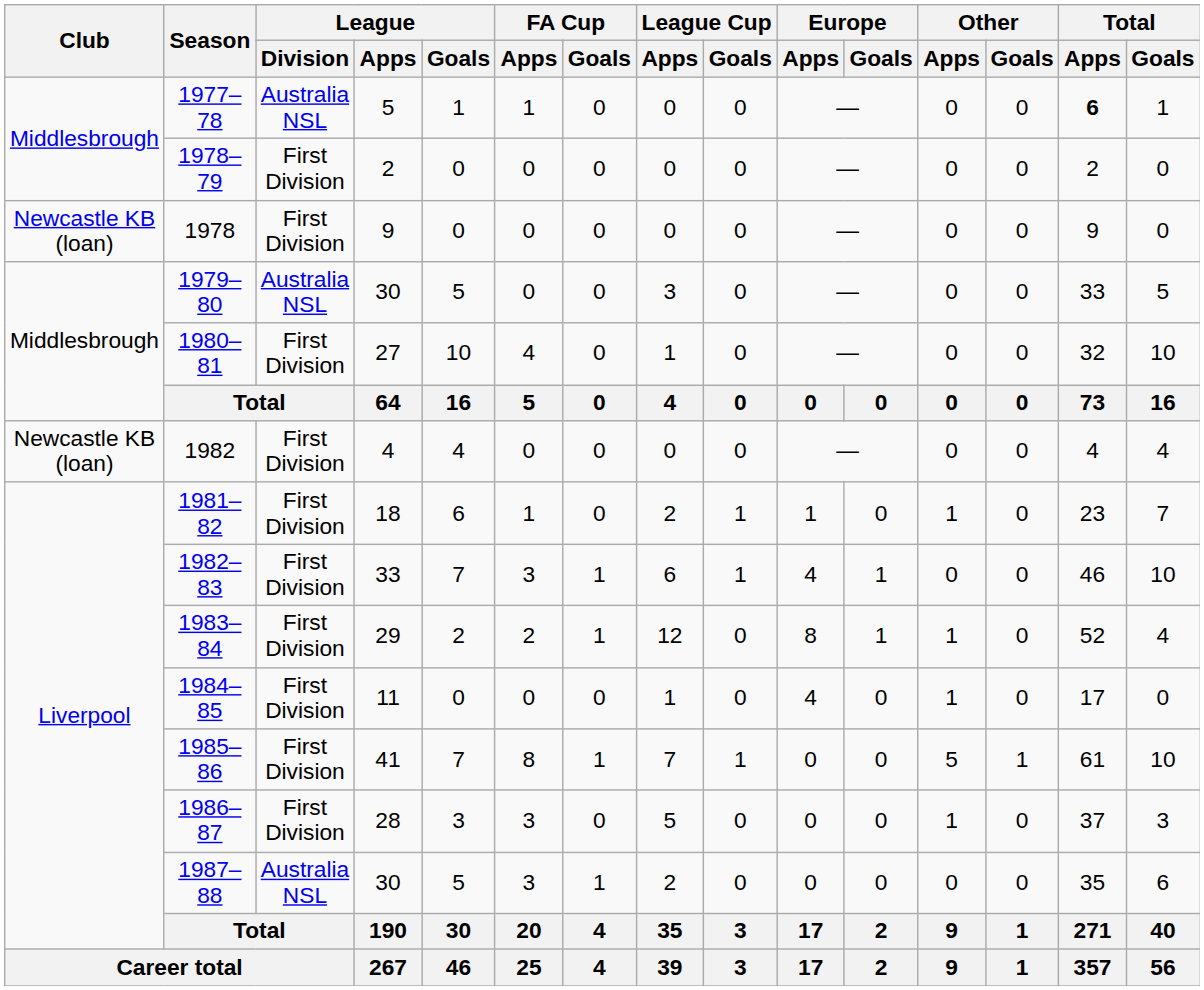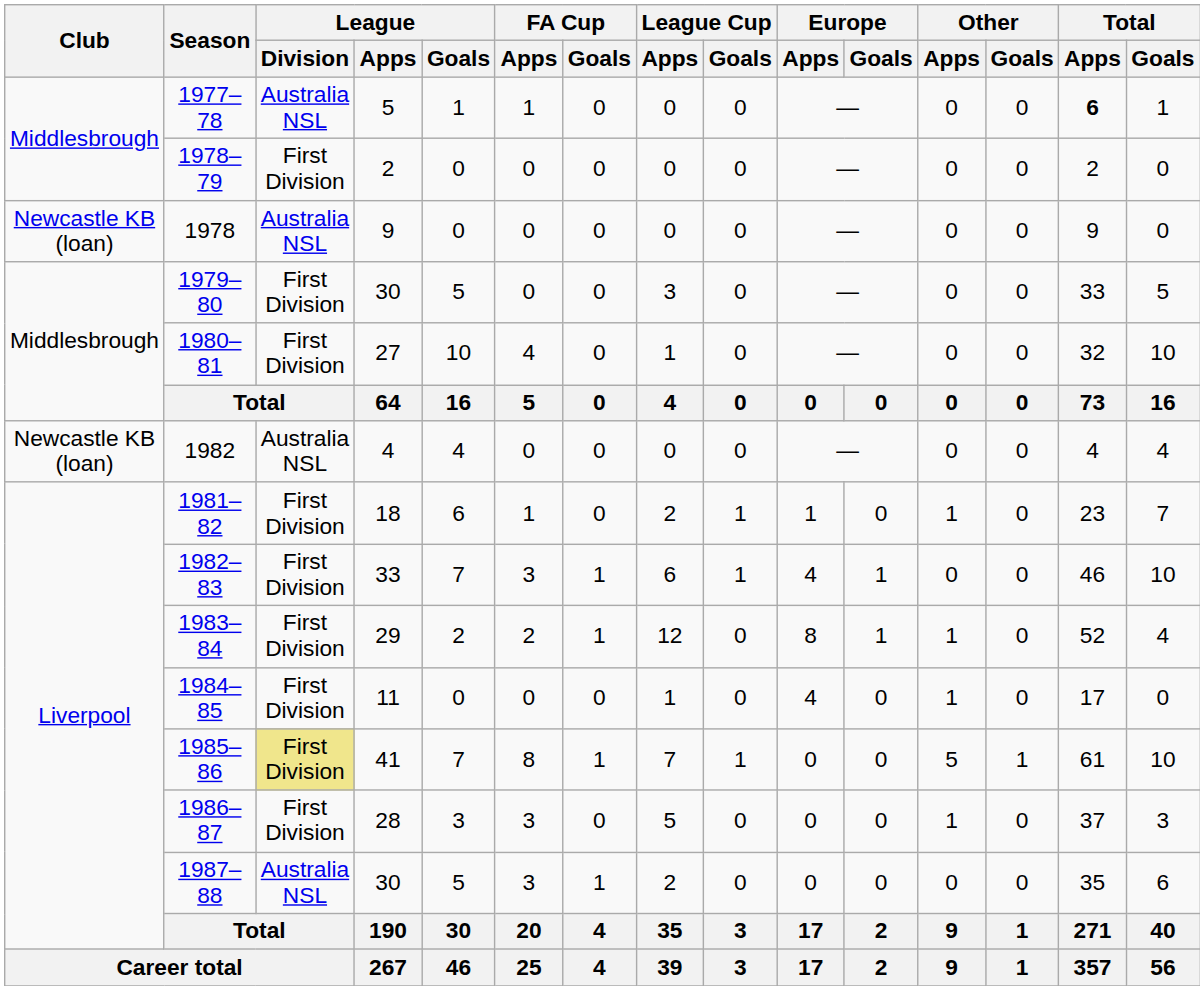(305, 230) First Division -> (305, 230) Australia NSL
(305, 292) Australia NSL -> (305, 292) First Division
(305, 451) First Division -> (305, 451) Australia NSL
(305, 759) no background -> (305, 759) khaki background
